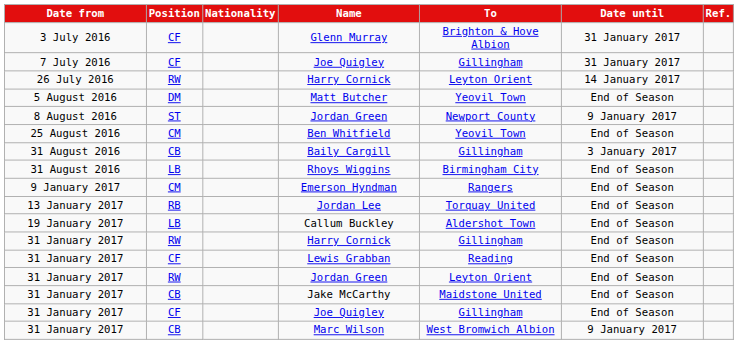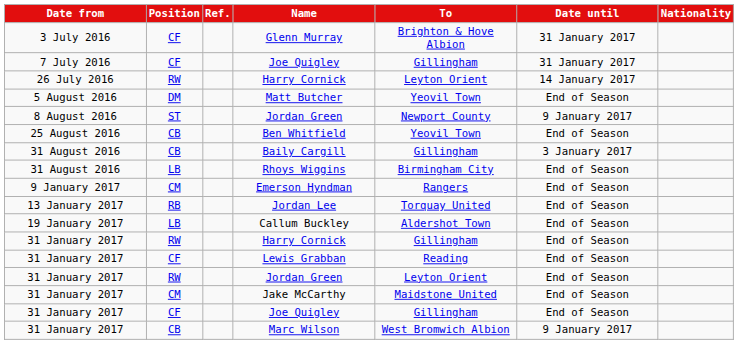columns swapped: (240, 13) <-> (718, 13)
(174, 133) CM -> (174, 133) CB
(174, 294) CB -> (174, 294) CM
